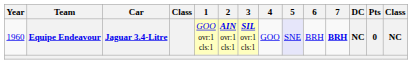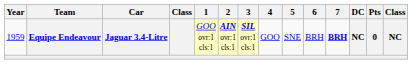(15, 36) 1960 -> (15, 36) 1959
(292, 36) lavender background -> (292, 36) no background
